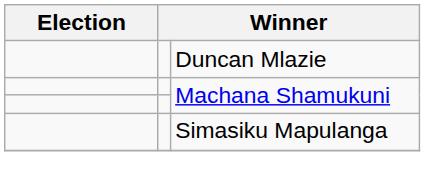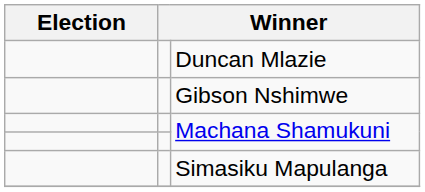+ row: (81, 95)
